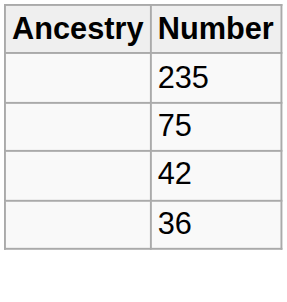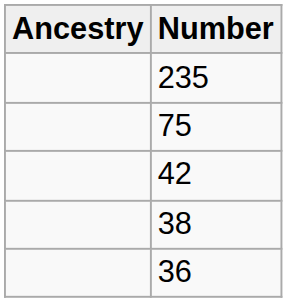+ row: (175, 223)
